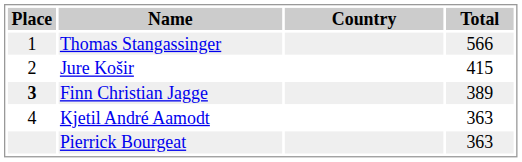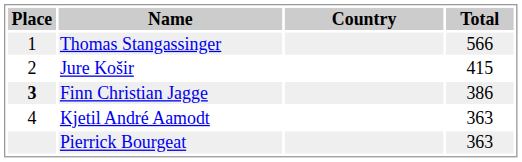(480, 93) 389 -> (480, 93) 386
